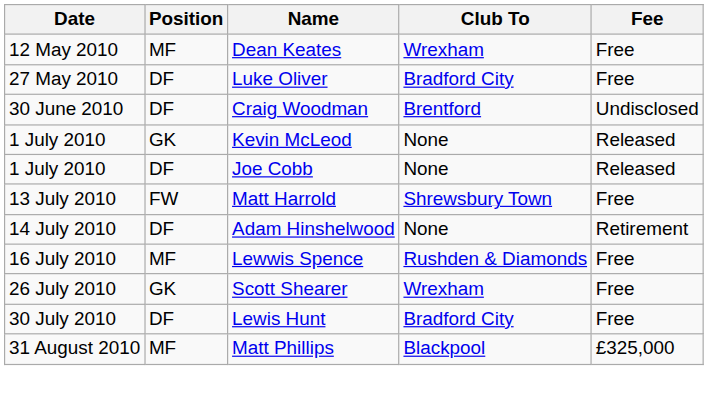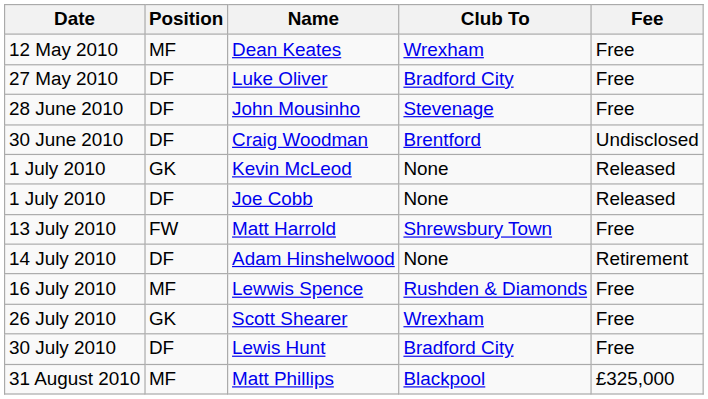+ row: (296, 109)
